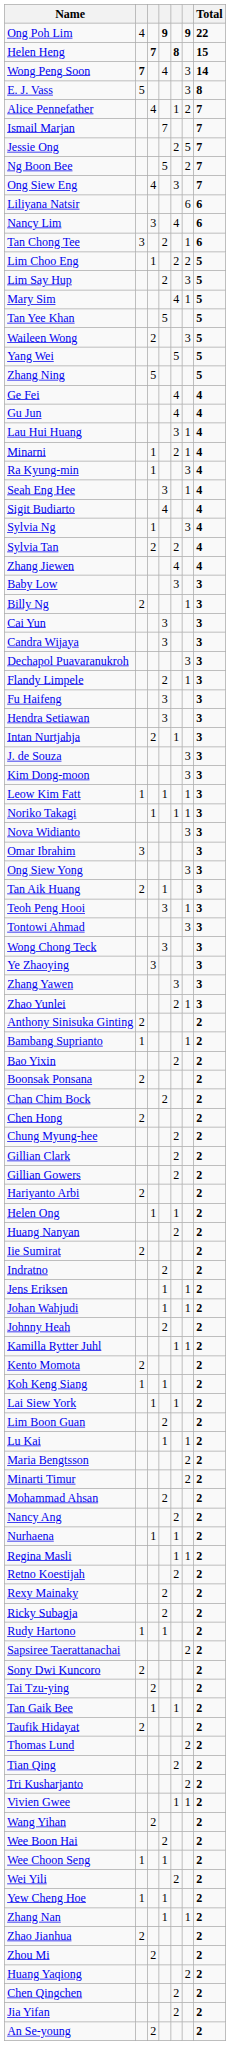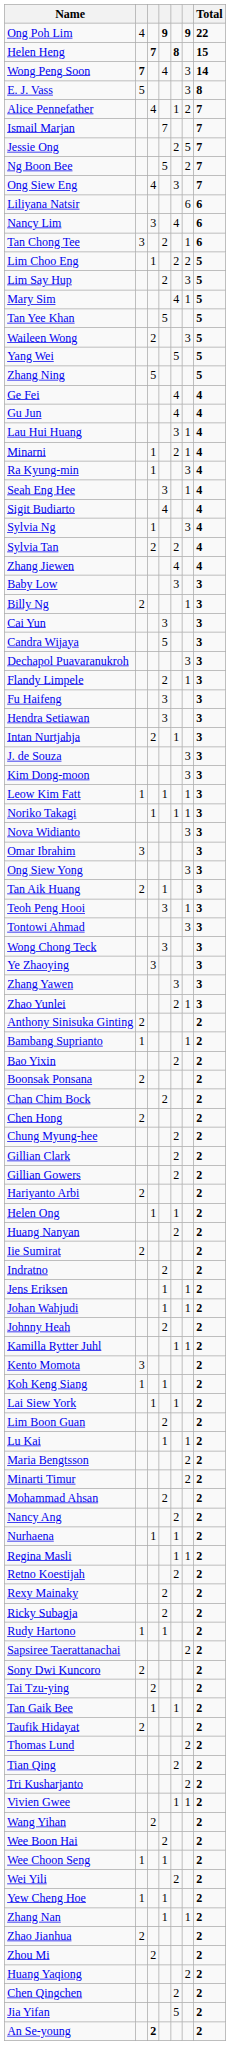(165, 642) 3 -> (165, 642) 5
(142, 1365) 2 -> (142, 1365) 3
(176, 2012) 2 -> (176, 2012) 5
(153, 2031) normal -> (153, 2031) bold
